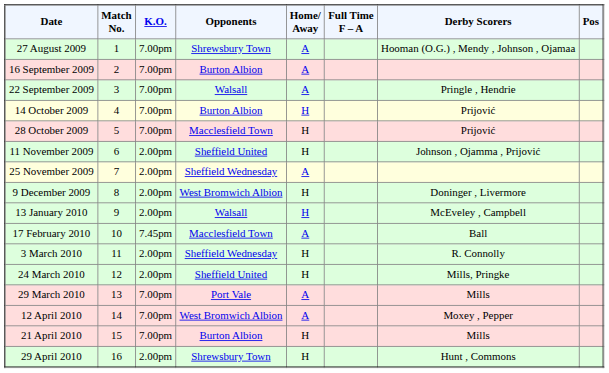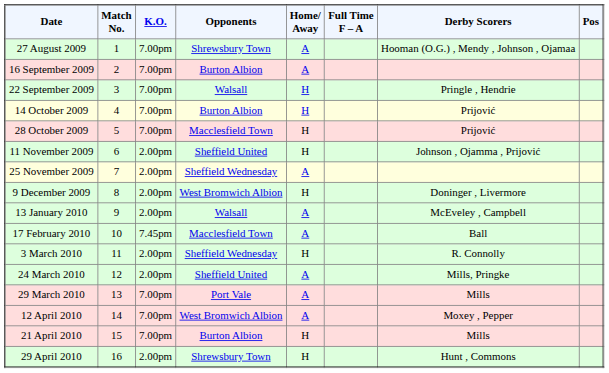(305, 90) A -> (305, 90) H
(305, 213) H -> (305, 213) A
(305, 274) H -> (305, 274) A
